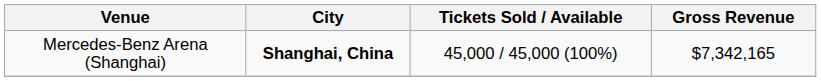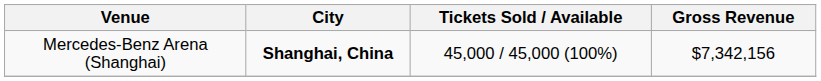(733, 53) $7,342,165 -> (733, 53) $7,342,156
